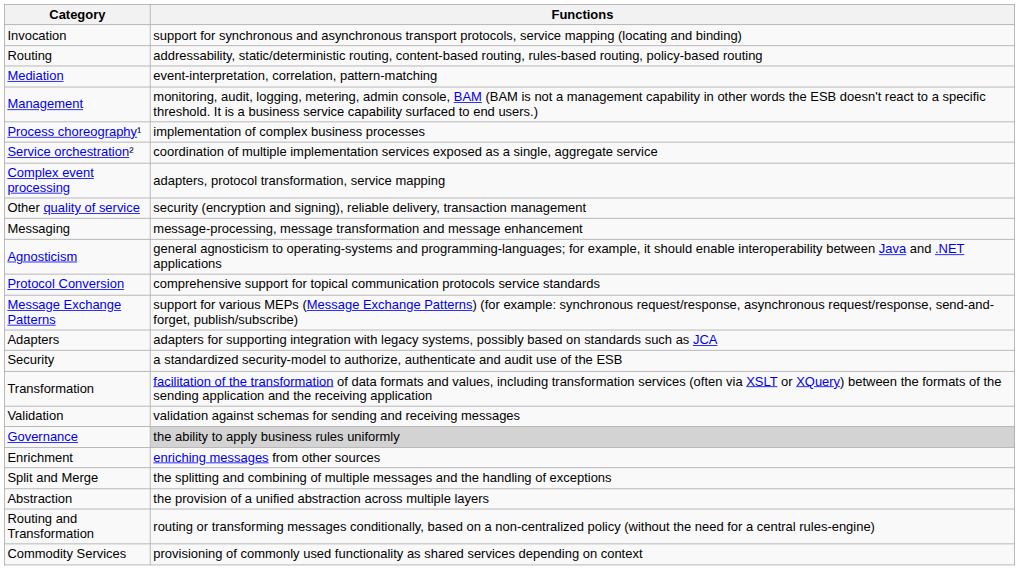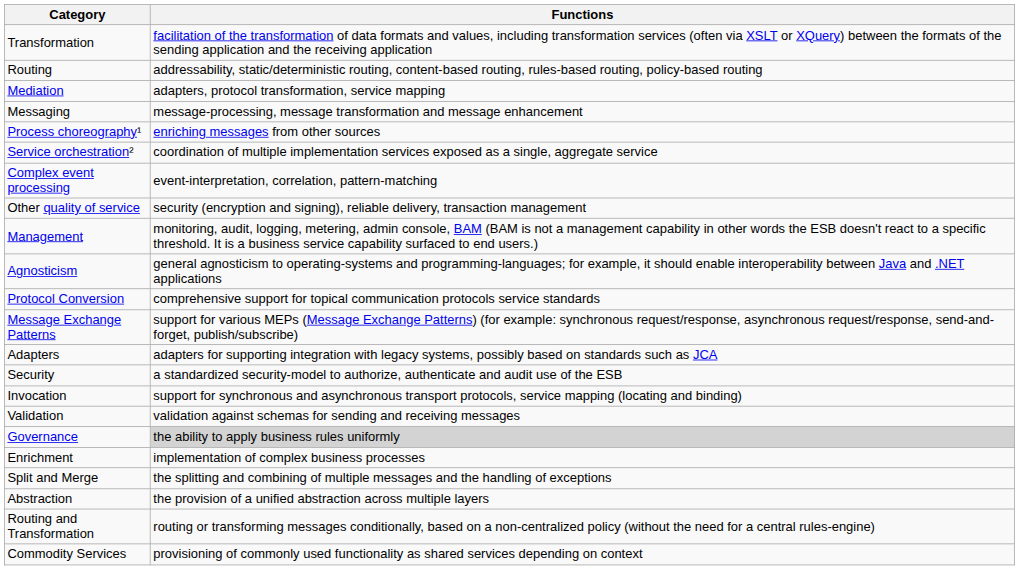rows swapped: (37, 35) <-> (51, 388)
(295, 76) event-interpretation, correlation, pattern-matching -> (299, 91) adapters, protocol transformation, service mapping
rows swapped: (39, 228) <-> (45, 104)
(289, 132) implementation of complex business processes -> (267, 132) enriching messages from other sources
(299, 180) adapters, protocol transformation, service mapping -> (295, 180) event-interpretation, correlation, pattern-matching
(267, 457) enriching messages from other sources -> (289, 457) implementation of complex business processes
